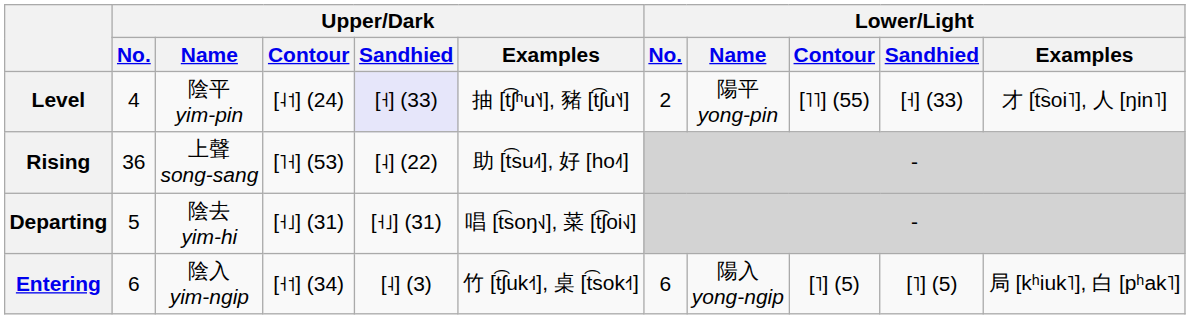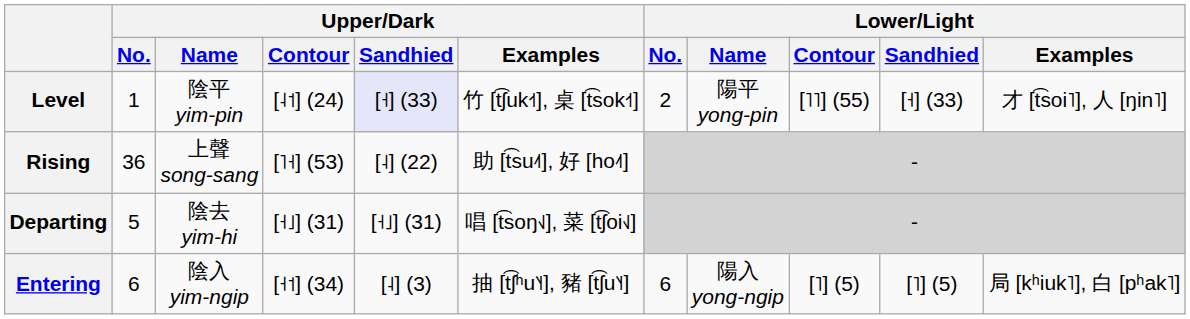(134, 101) 4 -> (134, 101) 1
(551, 100) 抽 [t͡ʃʰu˥˧], 豬 [t͡ʃu˥˧] -> (551, 100) 竹 [t͡ʃuk˧˦], 桌 [t͡sok˧˦]
(551, 282) 竹 [t͡ʃuk˧˦], 桌 [t͡sok˧˦] -> (551, 282) 抽 [t͡ʃʰu˥˧], 豬 [t͡ʃu˥˧]
